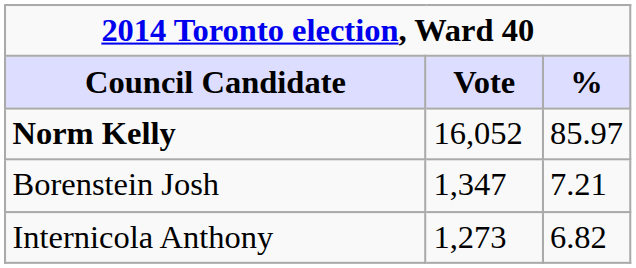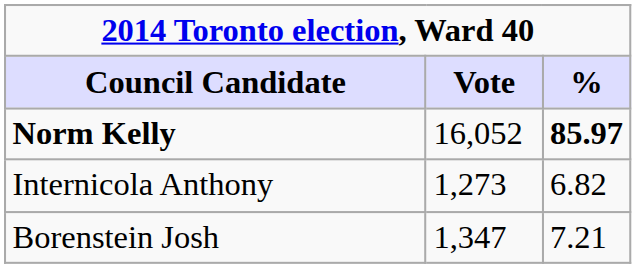(586, 133) normal -> (586, 133) bold
rows swapped: (116, 184) <-> (143, 236)
